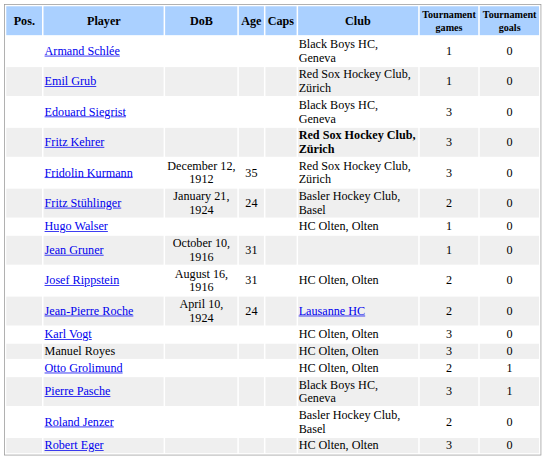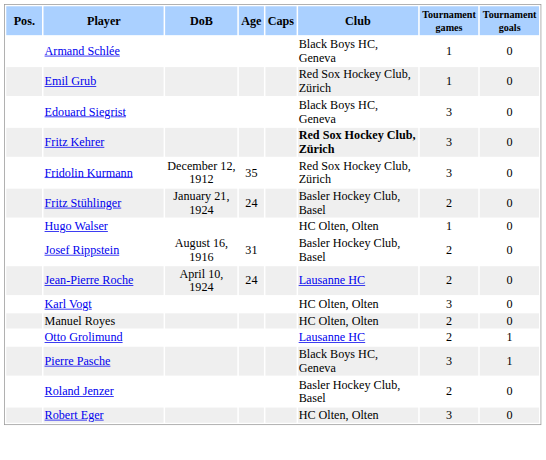- row: (74, 250)
(339, 280) HC Olten, Olten -> (349, 250) Basler Hockey Club, Basel
(449, 351) 3 -> (449, 321) 2
(339, 368) HC Olten, Olten -> (332, 337) Lausanne HC
